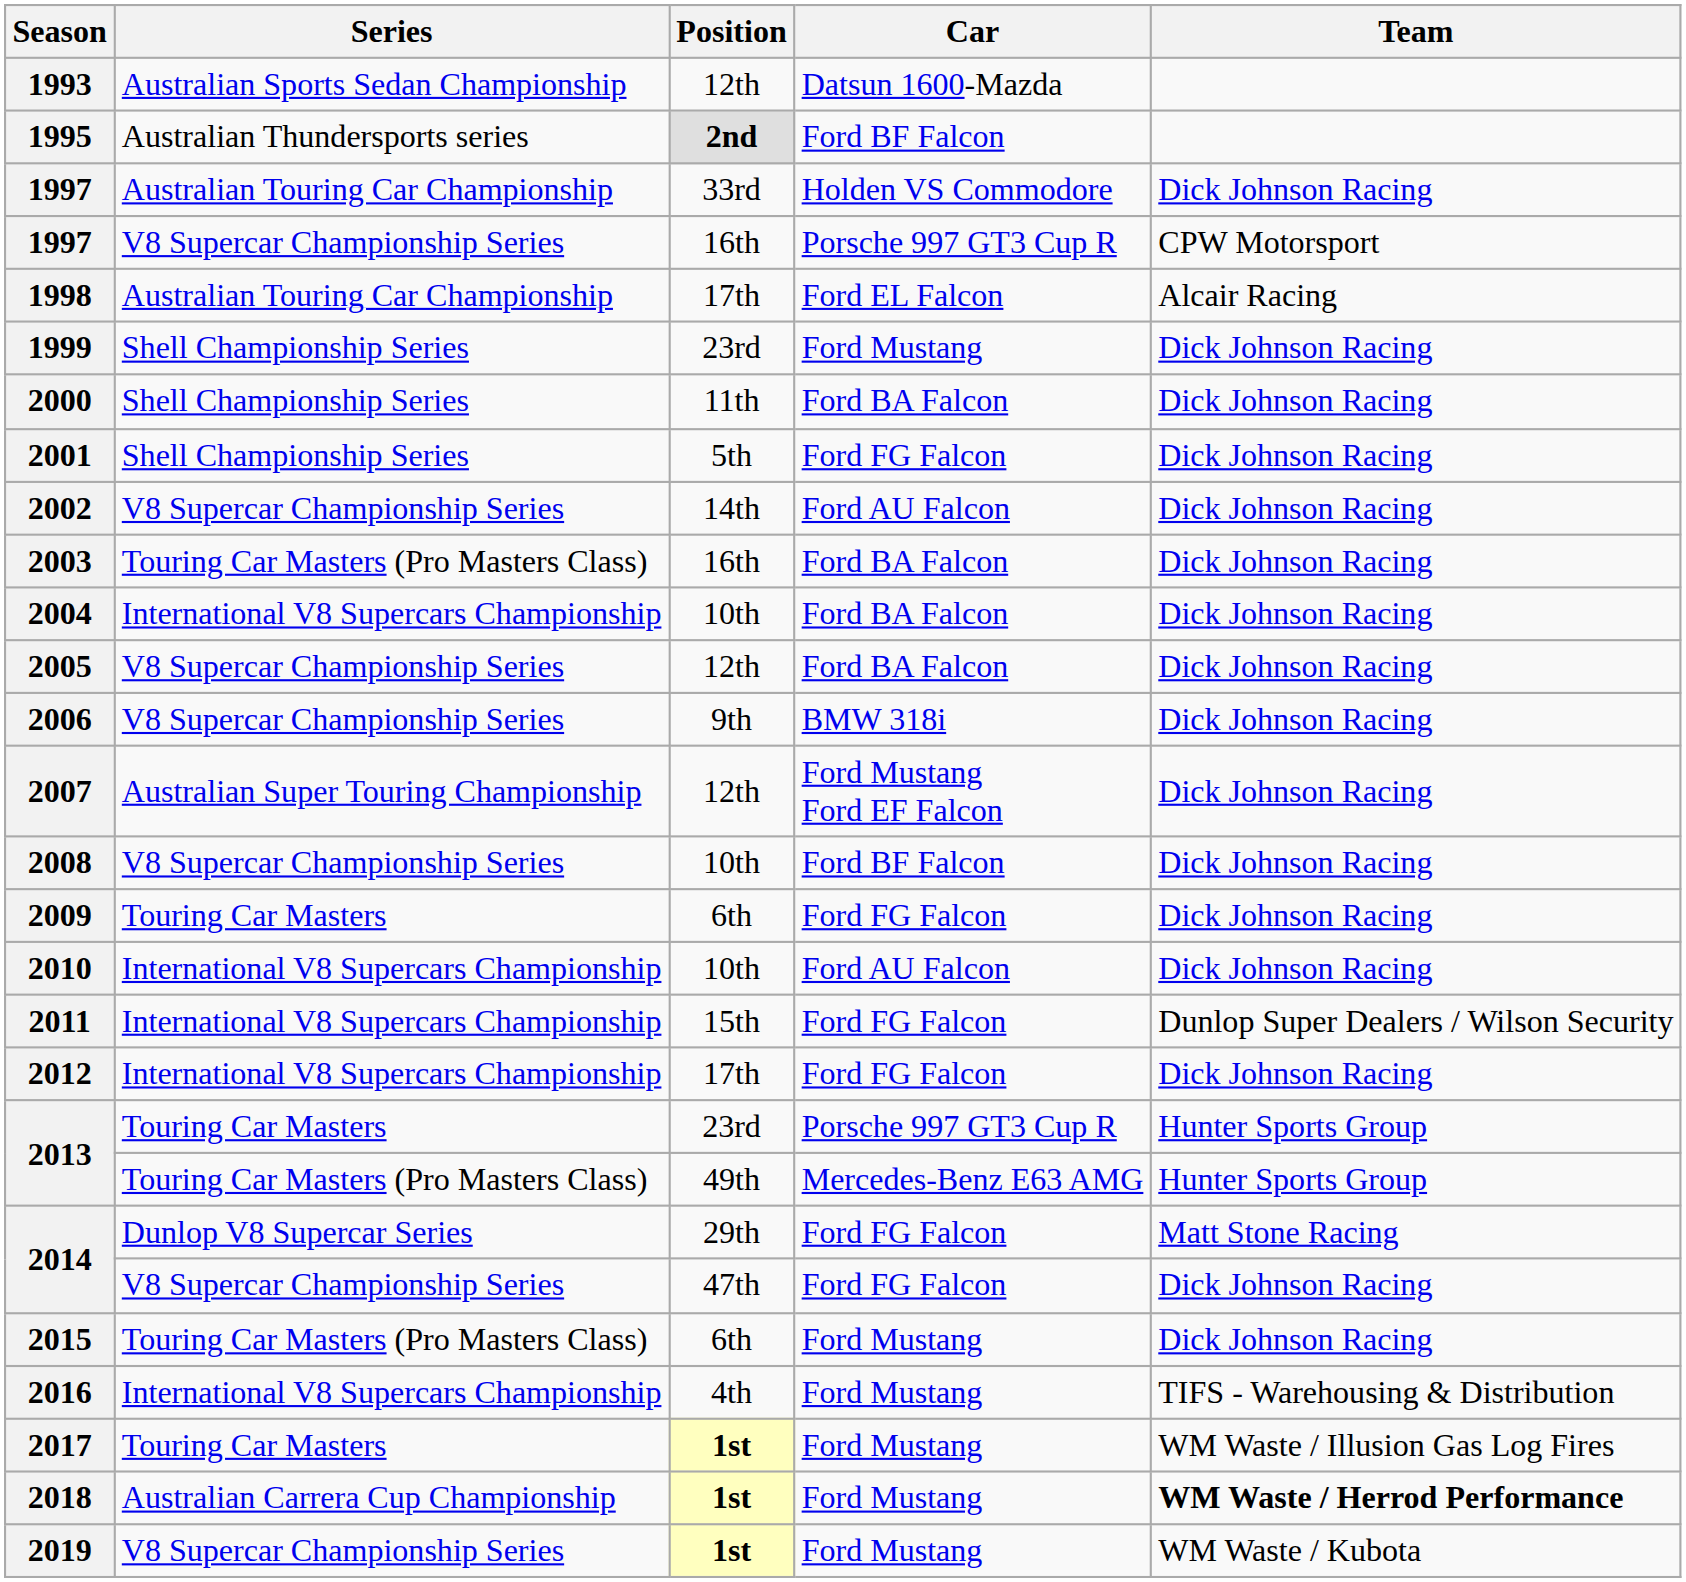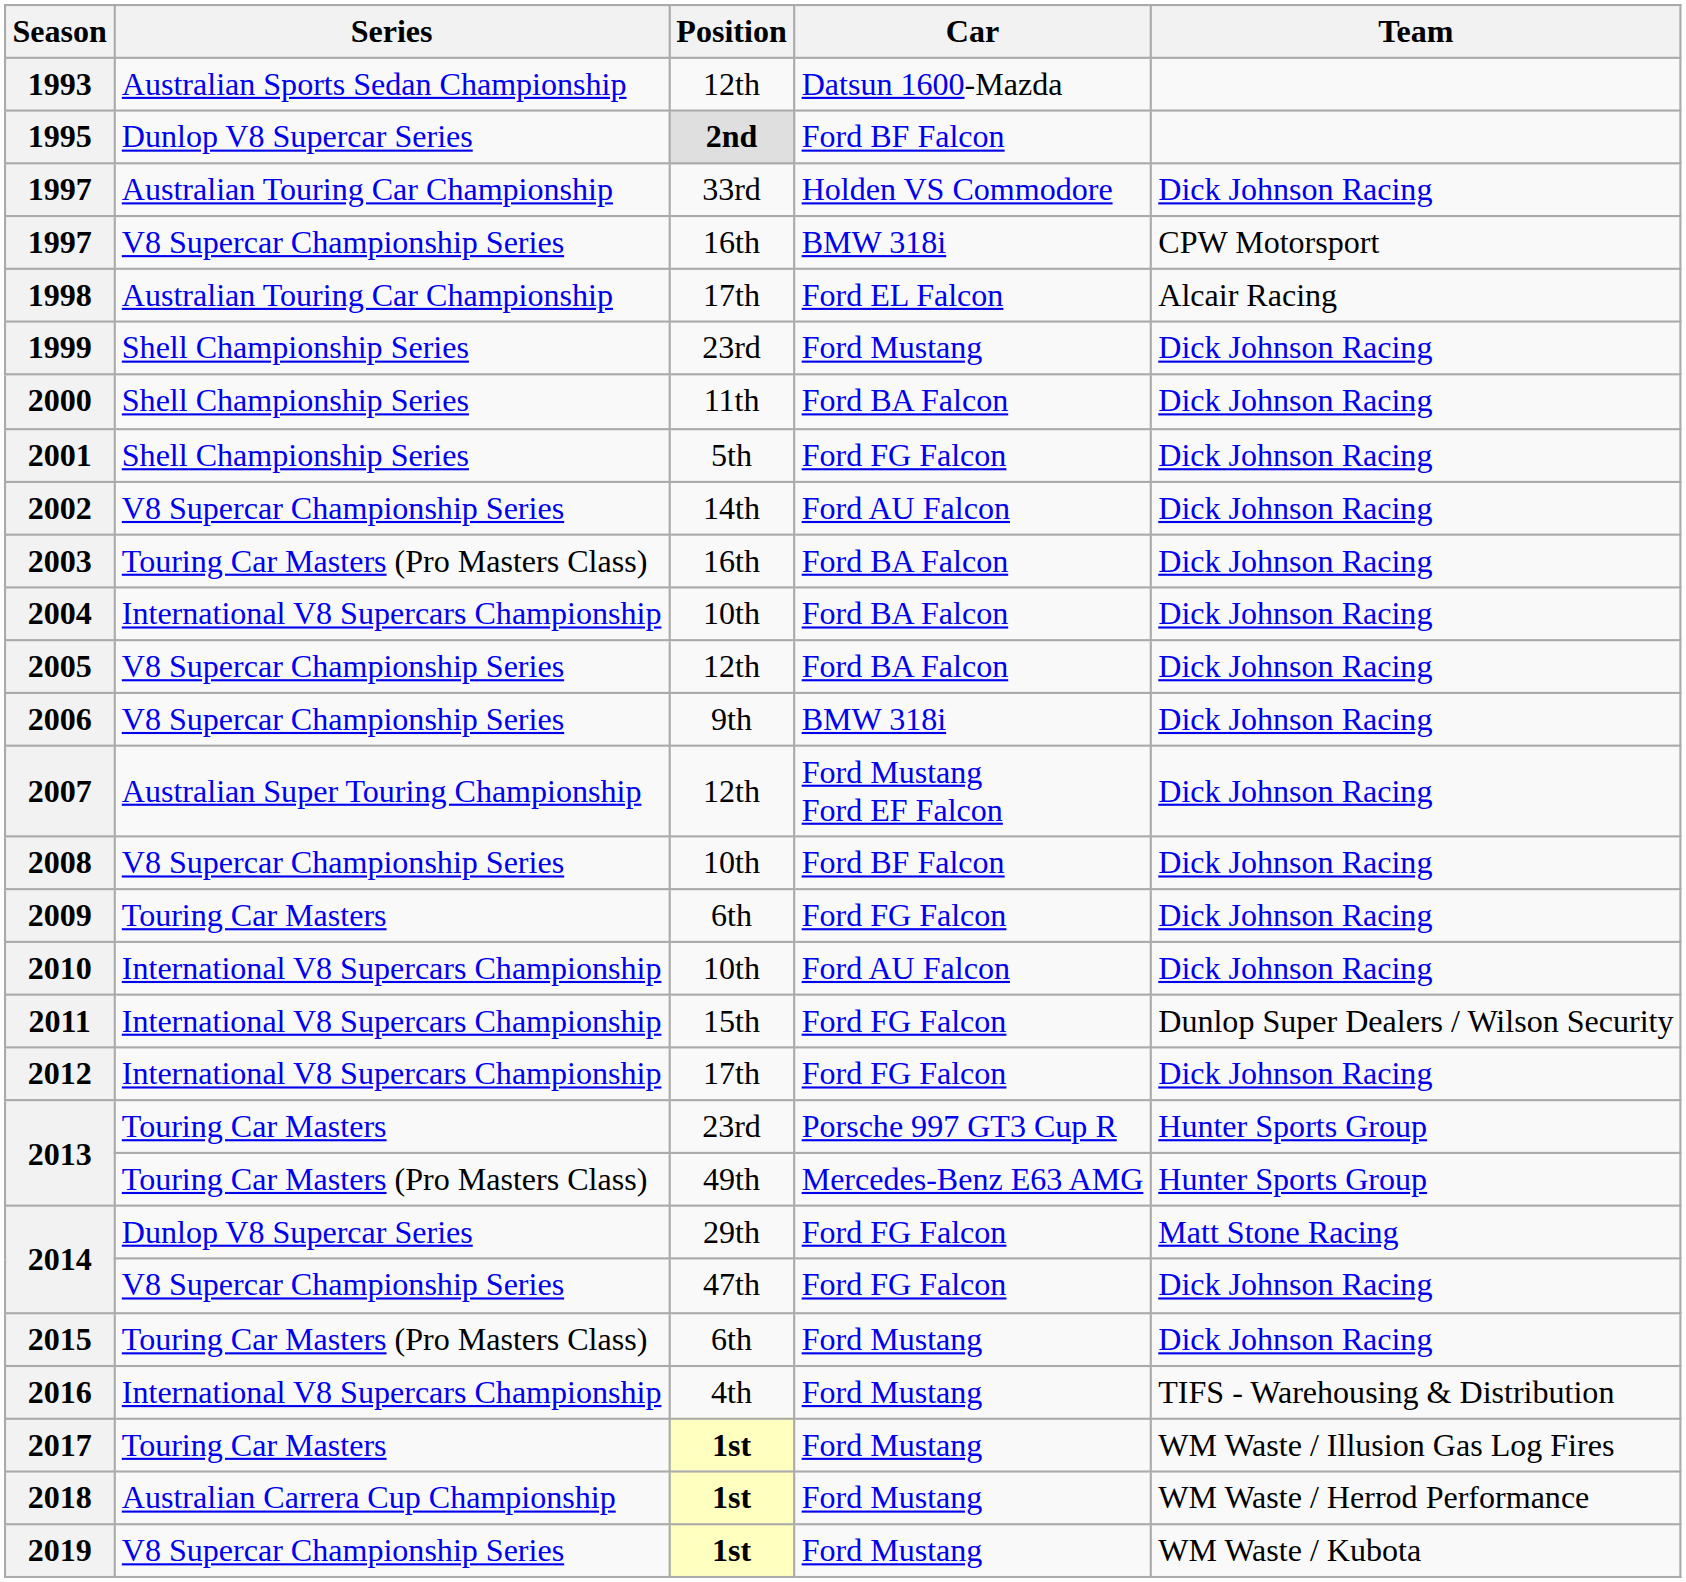(325, 136) Australian Thundersports series -> (297, 136) Dunlop V8 Supercar Series
(959, 242) Porsche 997 GT3 Cup R -> (874, 242) BMW 318i
(1391, 1496) bold -> (1374, 1496) normal
